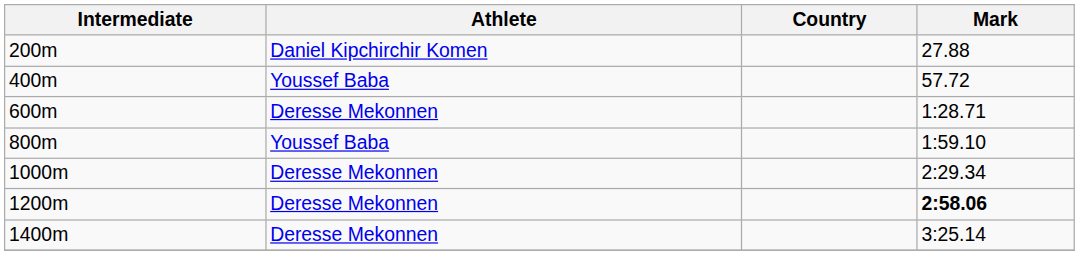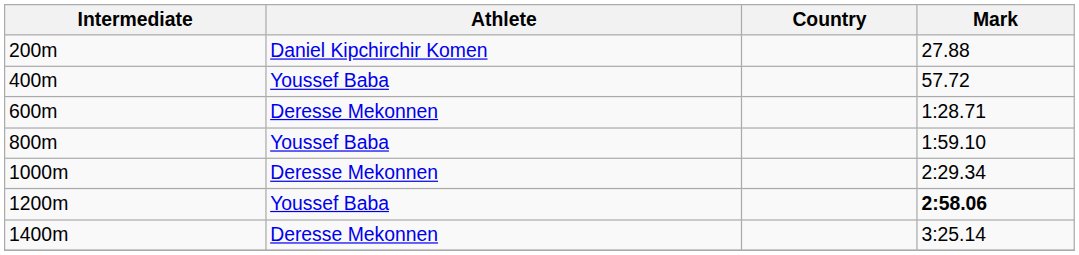(354, 204) Deresse Mekonnen -> (330, 204) Youssef Baba
